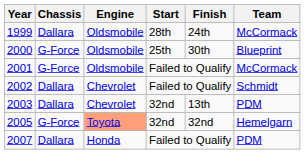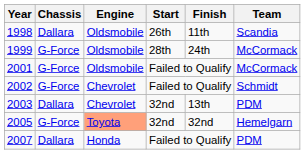+ row: (20, 32)
(56, 32) Dallara -> (59, 50) G-Force
- row: (20, 50)
(56, 86) Dallara -> (59, 86) G-Force
